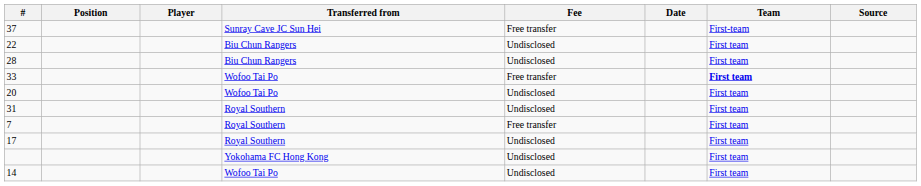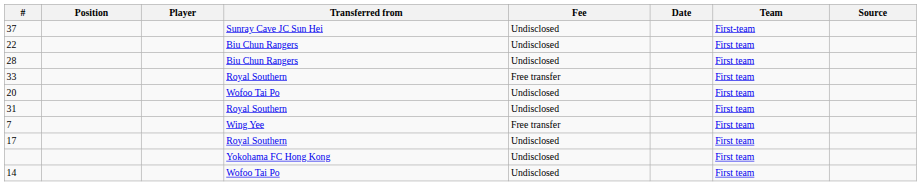(531, 28) Free transfer -> (535, 28) Undisclosed
(251, 76) Wofoo Tai Po -> (257, 76) Royal Southern
(731, 76) bold -> (735, 76) normal
(255, 124) Royal Southern -> (245, 124) Wing Yee
